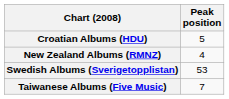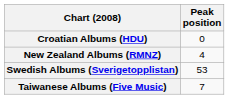(202, 39) 5 -> (202, 39) 0
